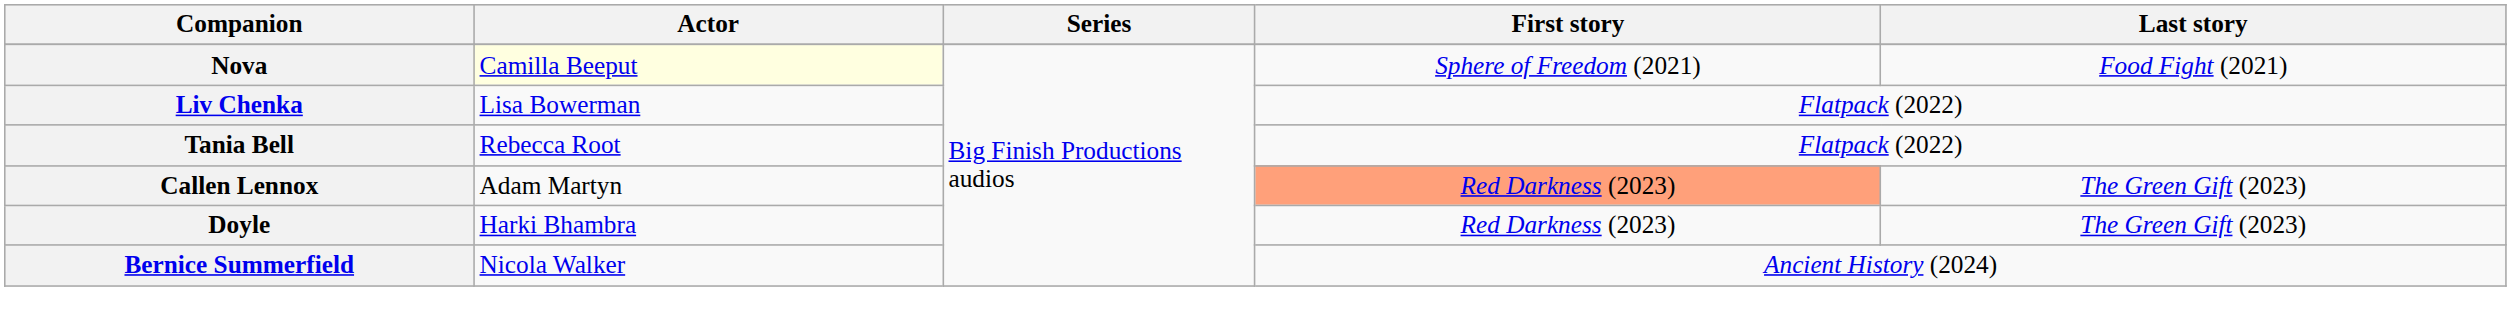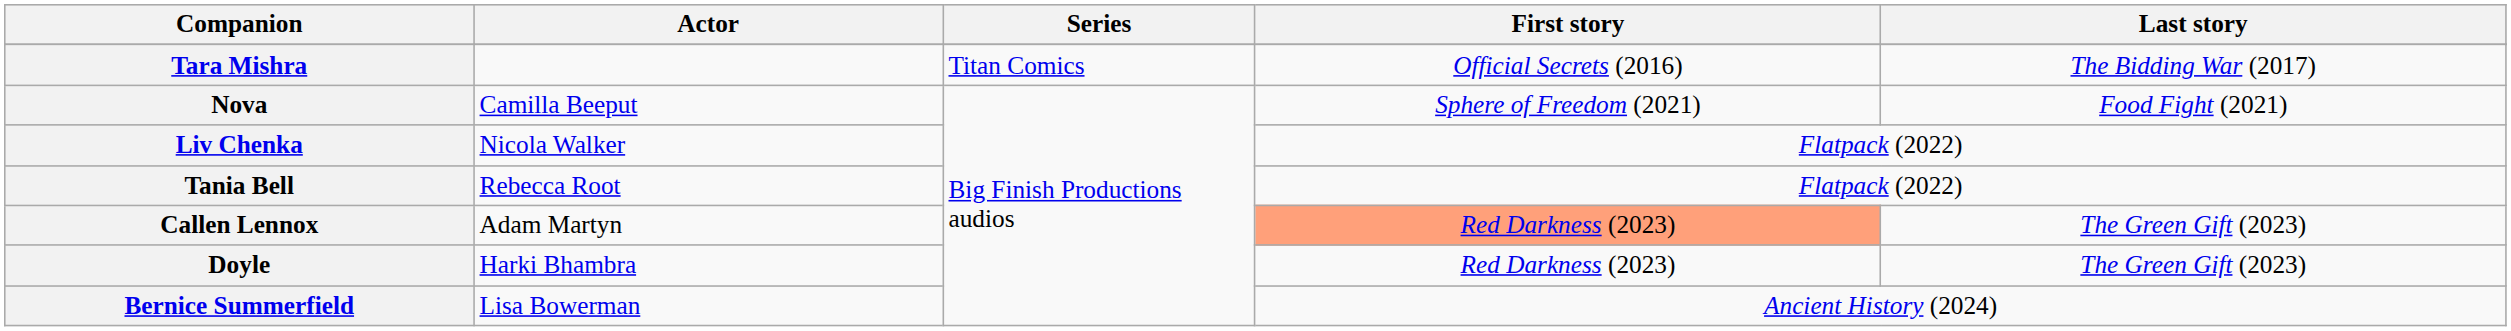+ row: (239, 64)
(559, 64) lightyellow background -> (559, 104) no background
(560, 104) Lisa Bowerman -> (552, 144) Nicola Walker
(552, 265) Nicola Walker -> (560, 305) Lisa Bowerman
